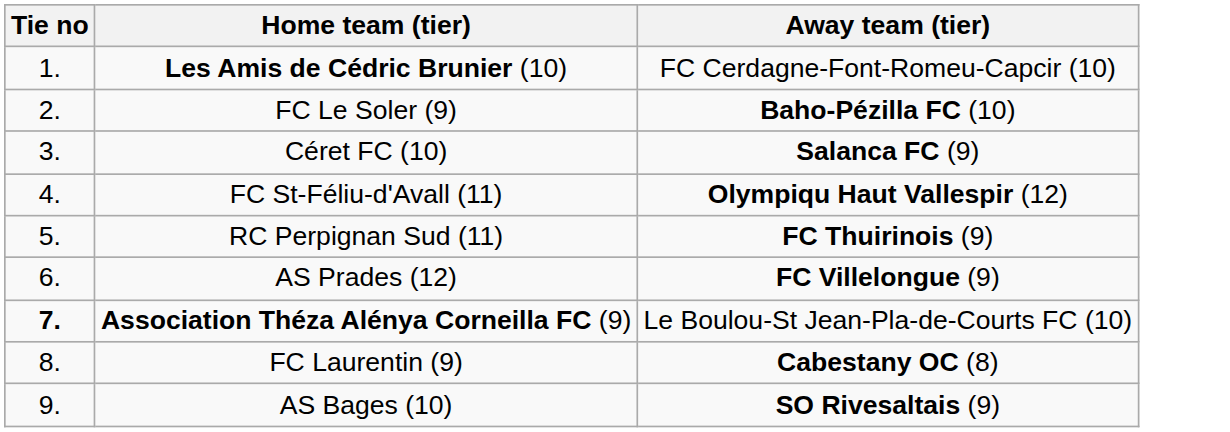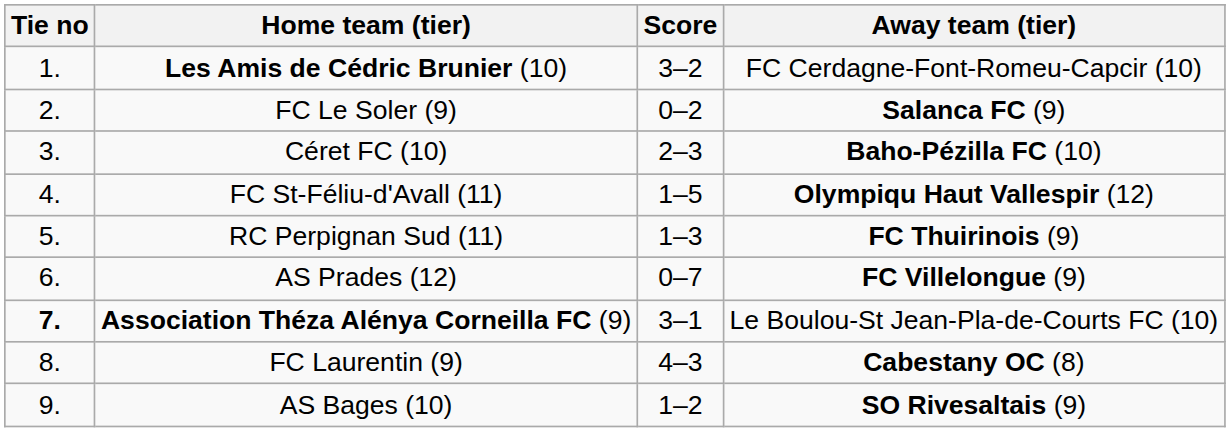+ column: (680, 25)
(888, 109) Baho-Pézilla FC (10) -> (974, 109) Salanca FC (9)
(888, 151) Salanca FC (9) -> (974, 151) Baho-Pézilla FC (10)
